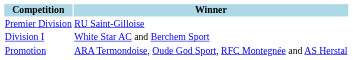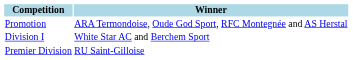rows swapped: (38, 23) <-> (25, 50)
